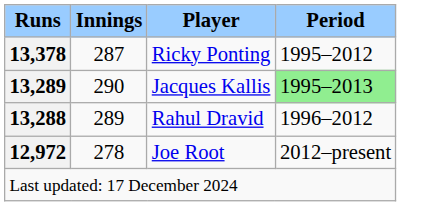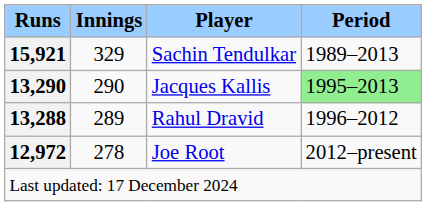+ row: (224, 53)
- row: (211, 53)
(38, 86) 13,289 -> (38, 86) 13,290
